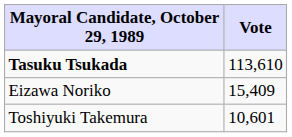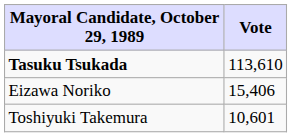(252, 90) 15,409 -> (252, 90) 15,406
